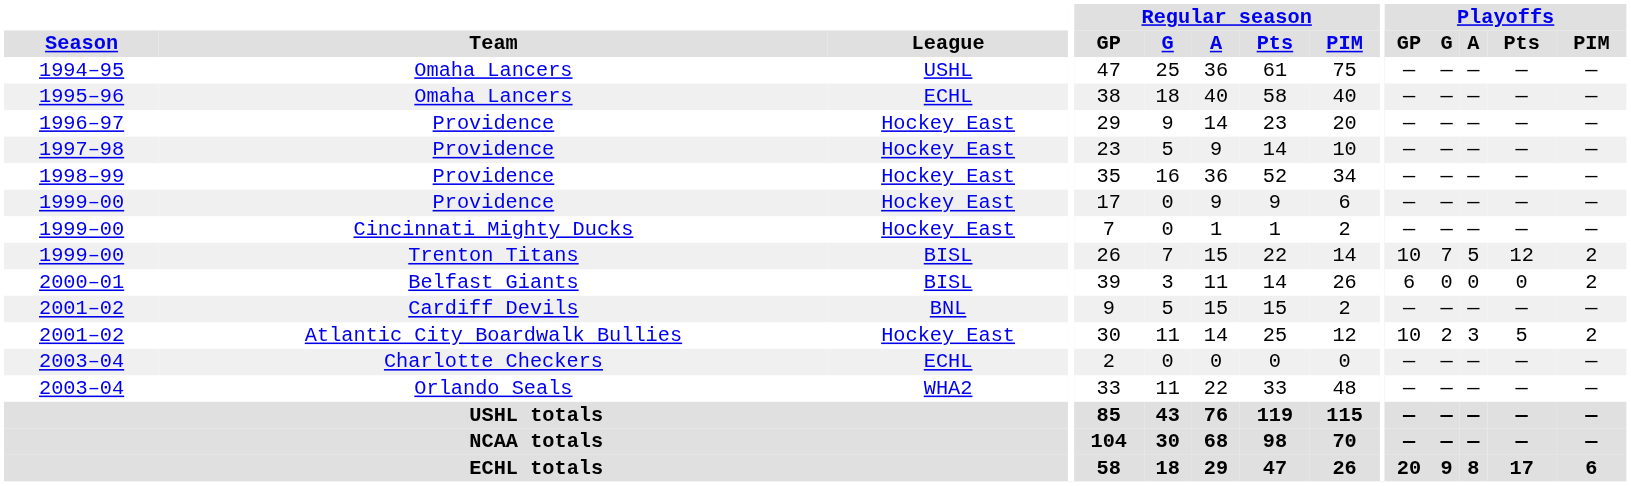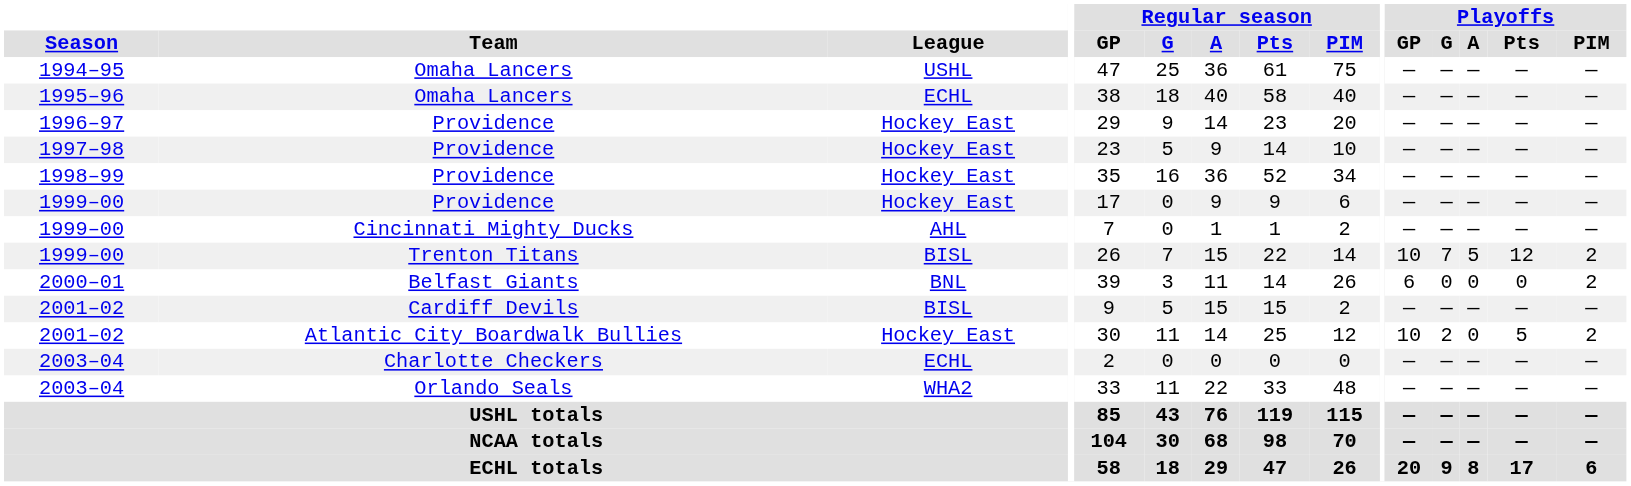(948, 229) Hockey East -> (948, 229) AHL
(948, 282) BISL -> (948, 282) BNL
(948, 309) BNL -> (948, 309) BISL
(1473, 335) 3 -> (1473, 335) 0
